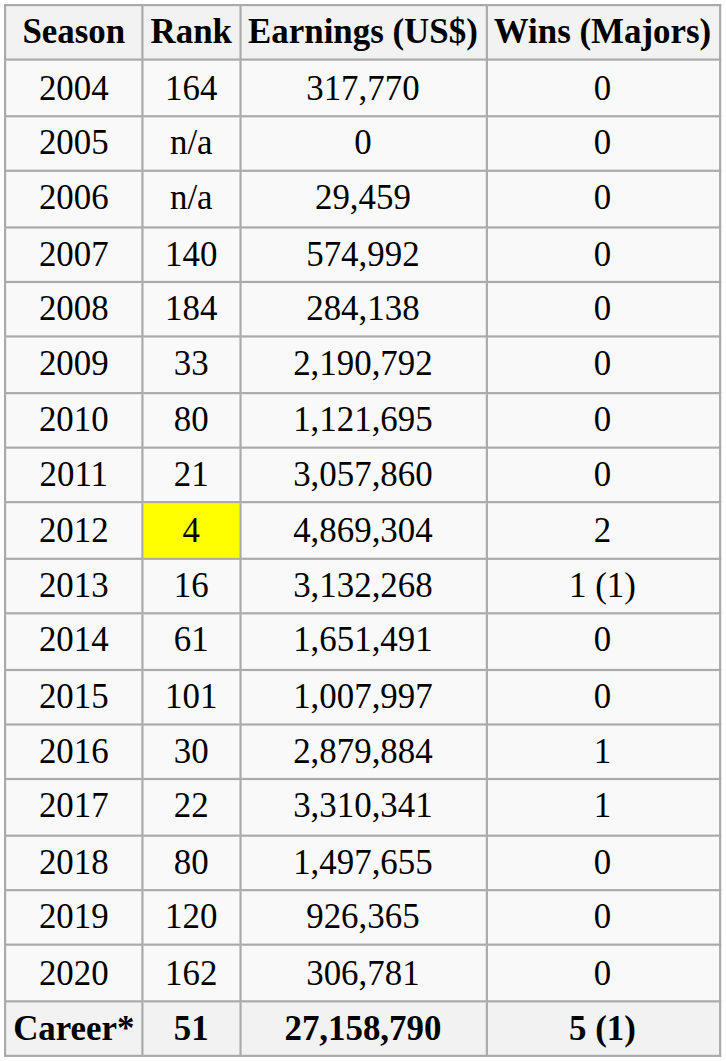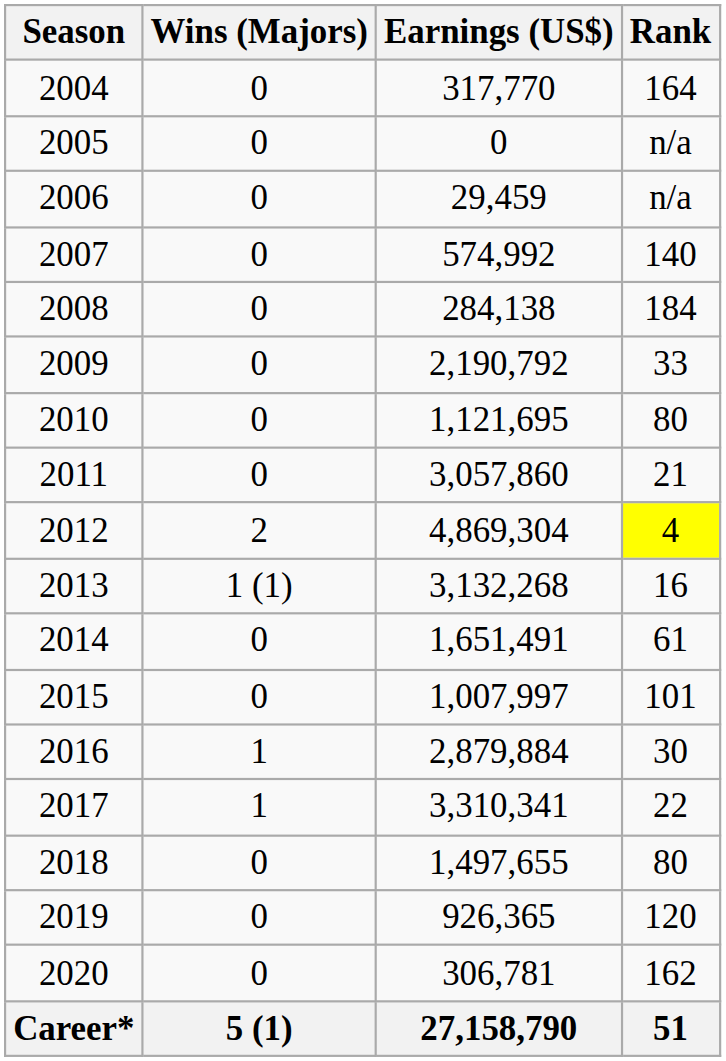columns swapped: (603, 32) <-> (191, 32)
